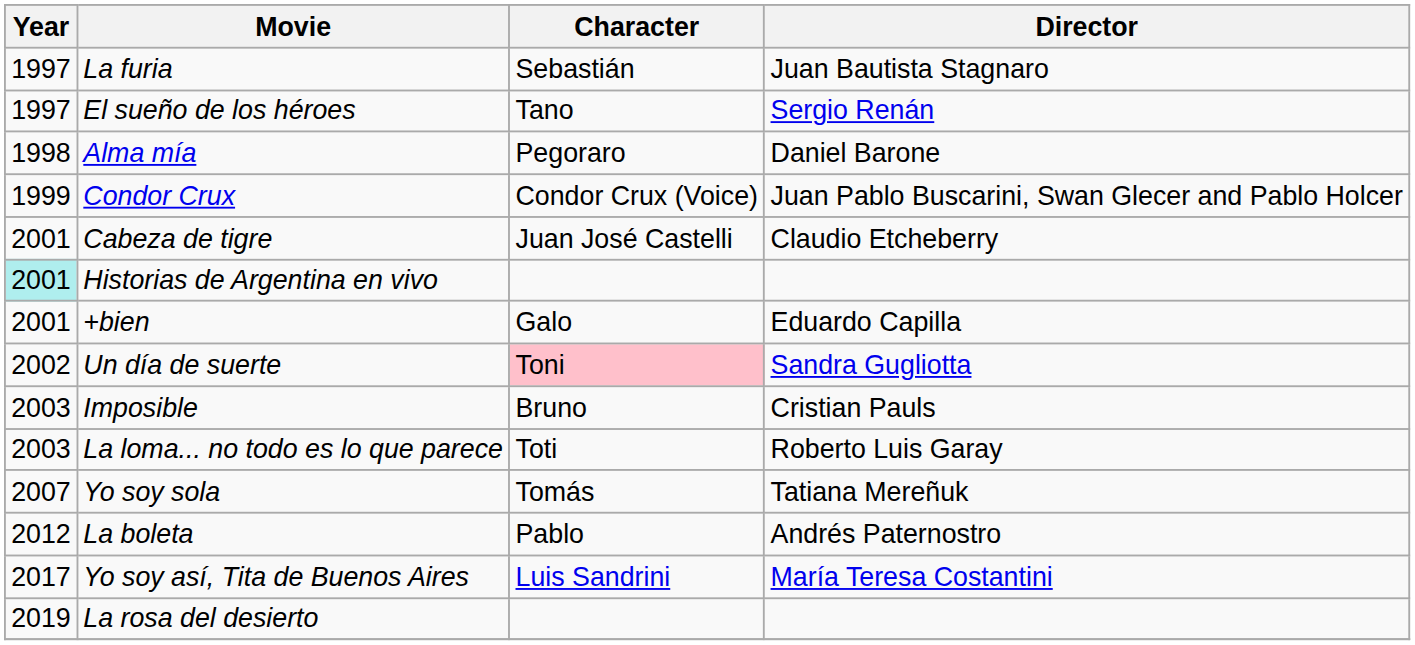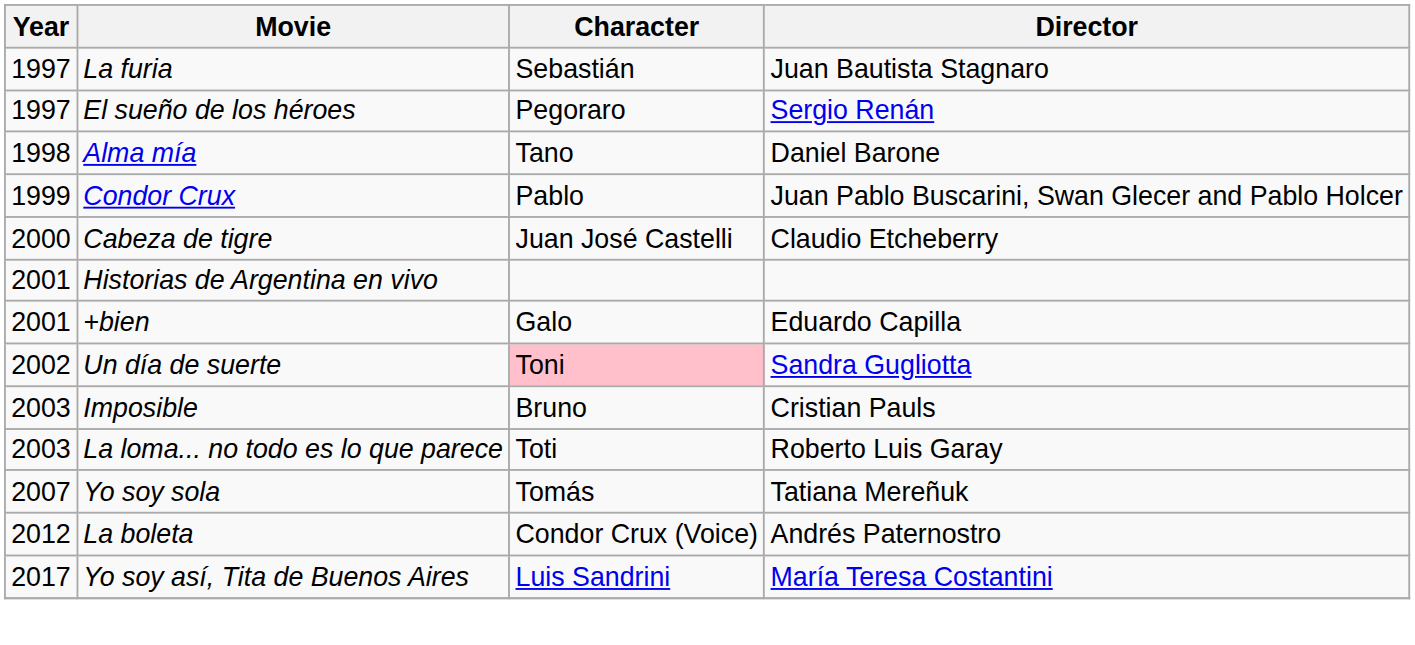(545, 111) Tano -> (571, 111) Pegoraro
(571, 153) Pegoraro -> (545, 153) Tano
(637, 196) Condor Crux (Voice) -> (550, 196) Pablo
(41, 238) 2001 -> (41, 238) 2000
(41, 280) paleturquoise background -> (41, 280) no background
(550, 534) Pablo -> (637, 534) Condor Crux (Voice)
- row: (201, 619)
